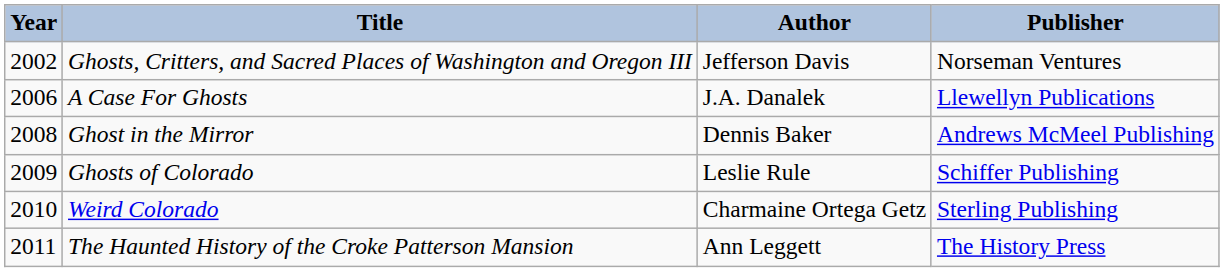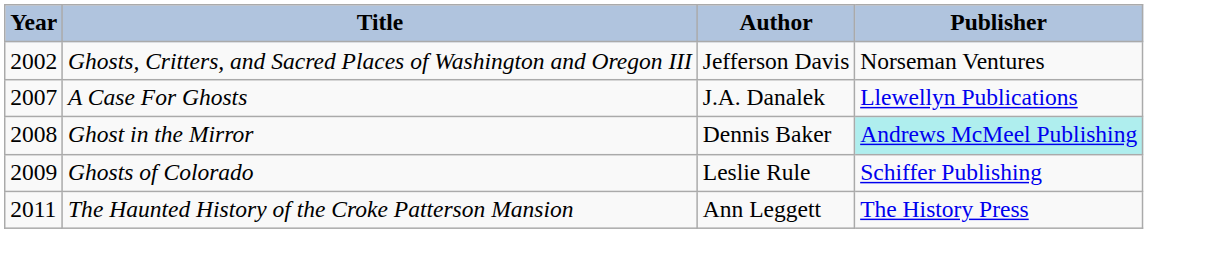(34, 97) 2006 -> (34, 97) 2007
(1075, 135) no background -> (999, 135) paleturquoise background
- row: (143, 209)
